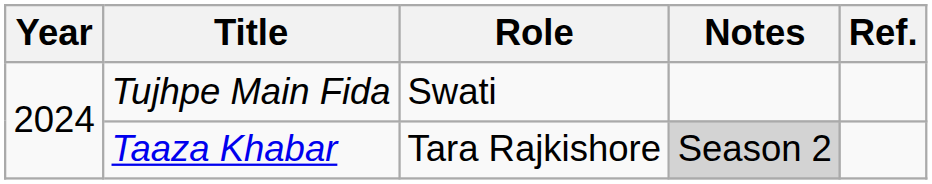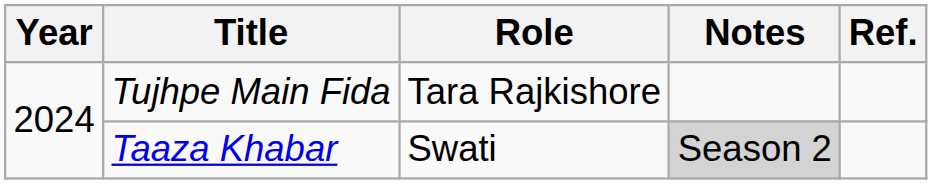(452, 91) Swati -> (534, 91) Tara Rajkishore
(534, 149) Tara Rajkishore -> (452, 149) Swati
